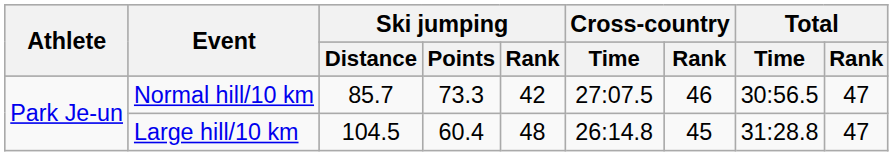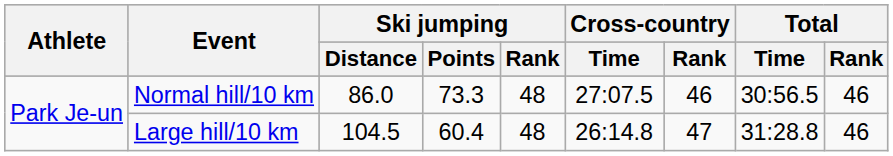(371, 95) 85.7 -> (371, 95) 86.0
(533, 95) 42 -> (533, 95) 48
(856, 95) 47 -> (856, 95) 46
(699, 132) 45 -> (699, 132) 47
(856, 132) 47 -> (856, 132) 46
